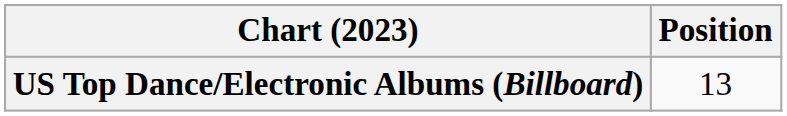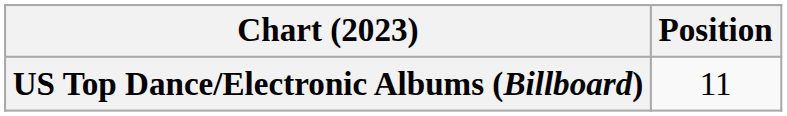(716, 83) 13 -> (716, 83) 11
